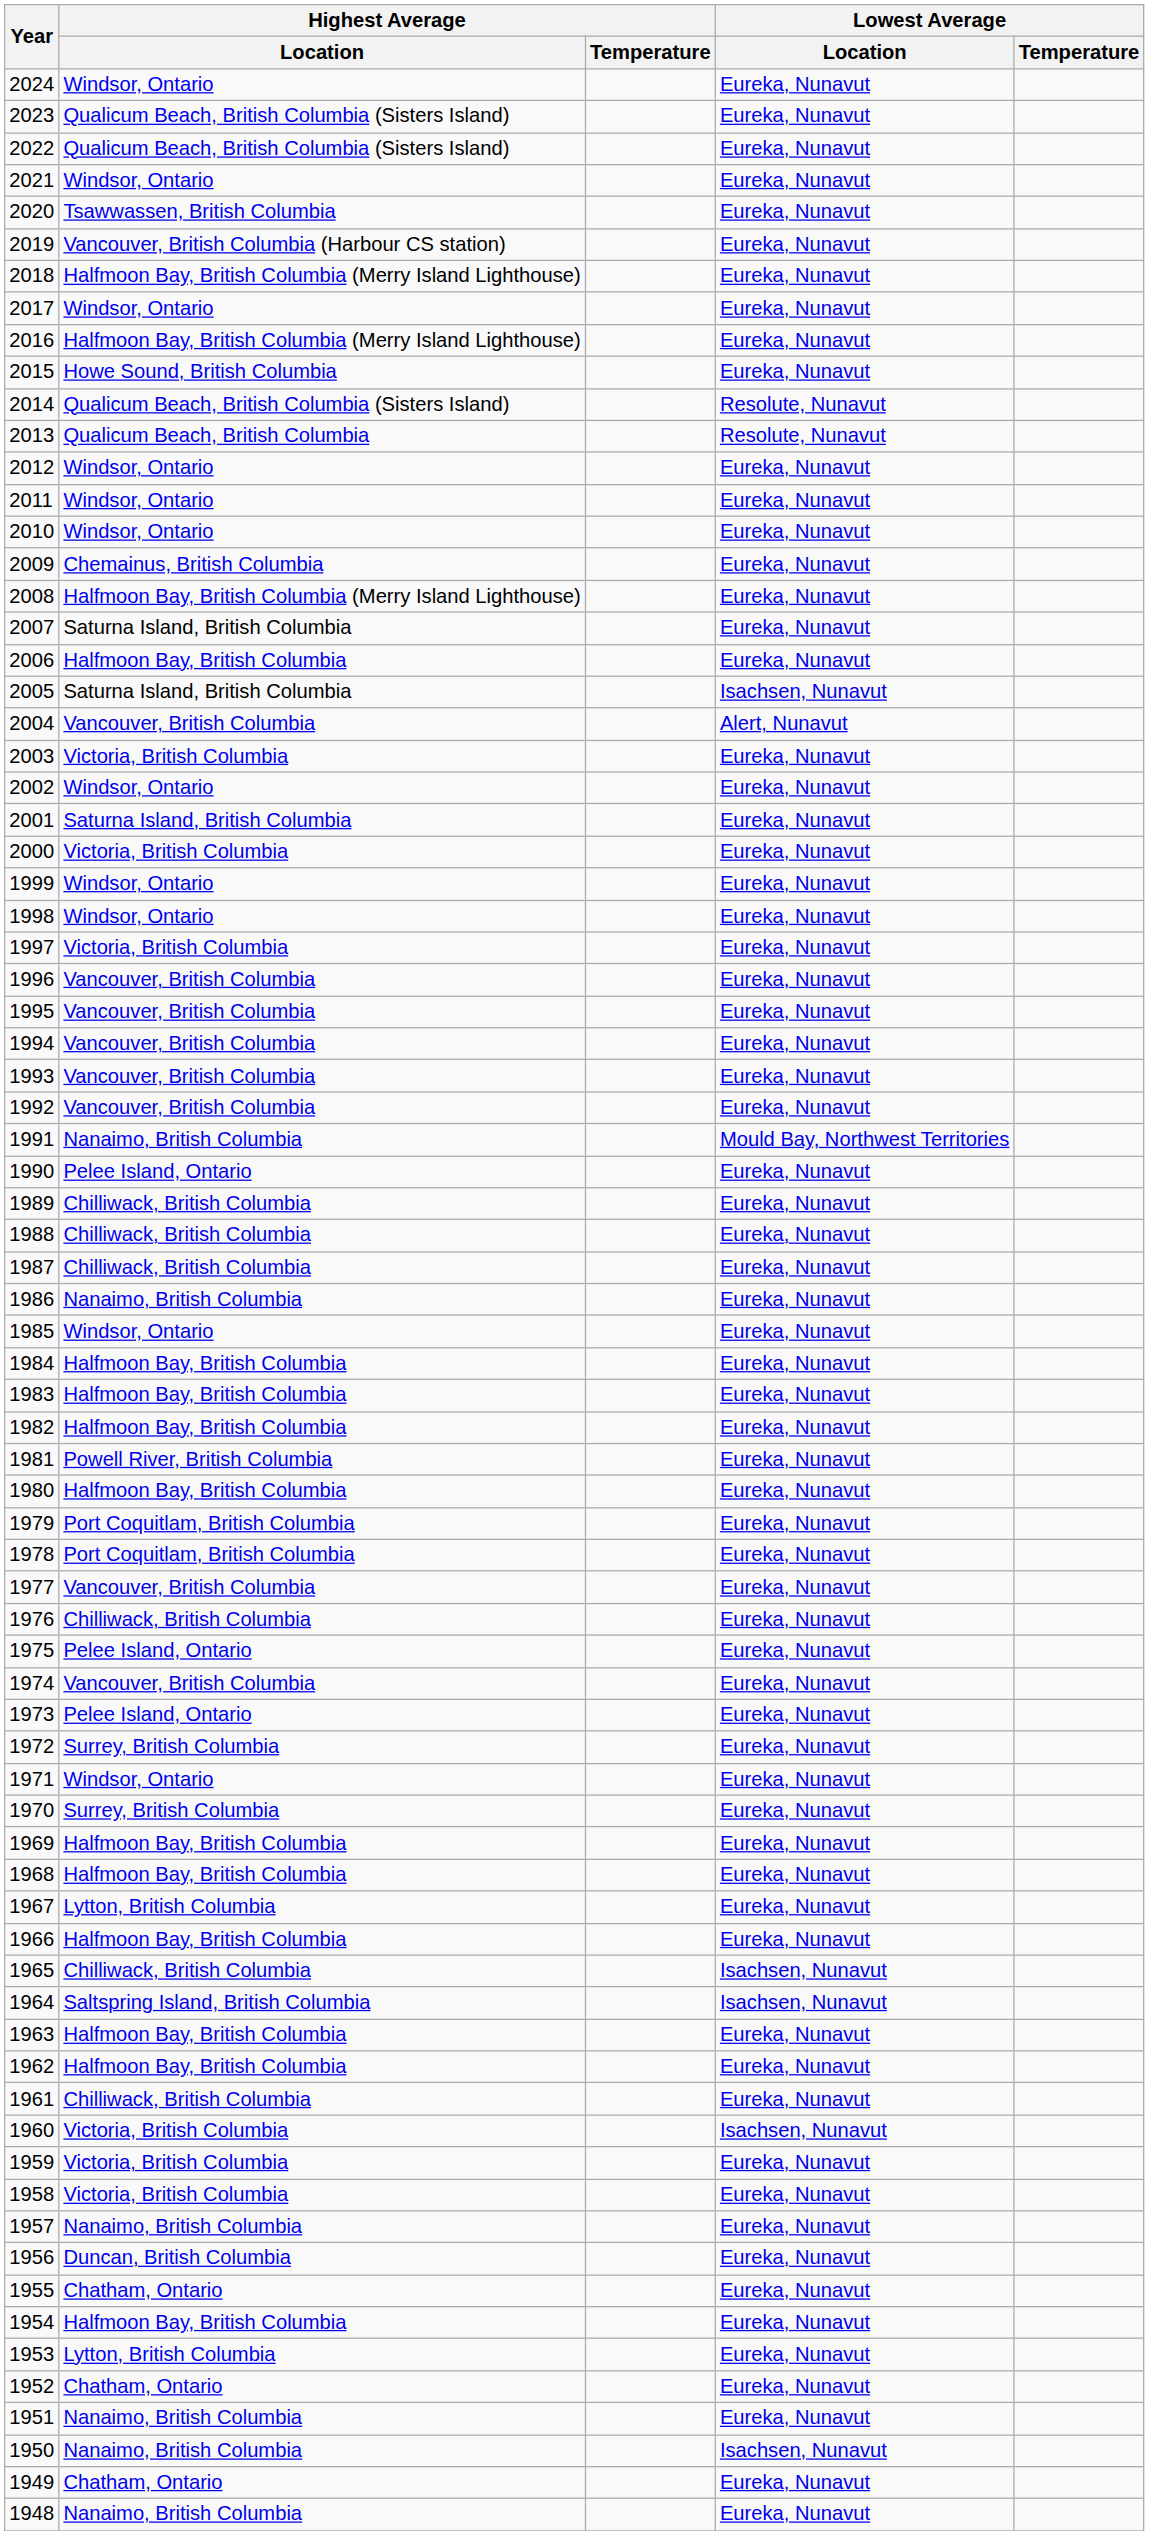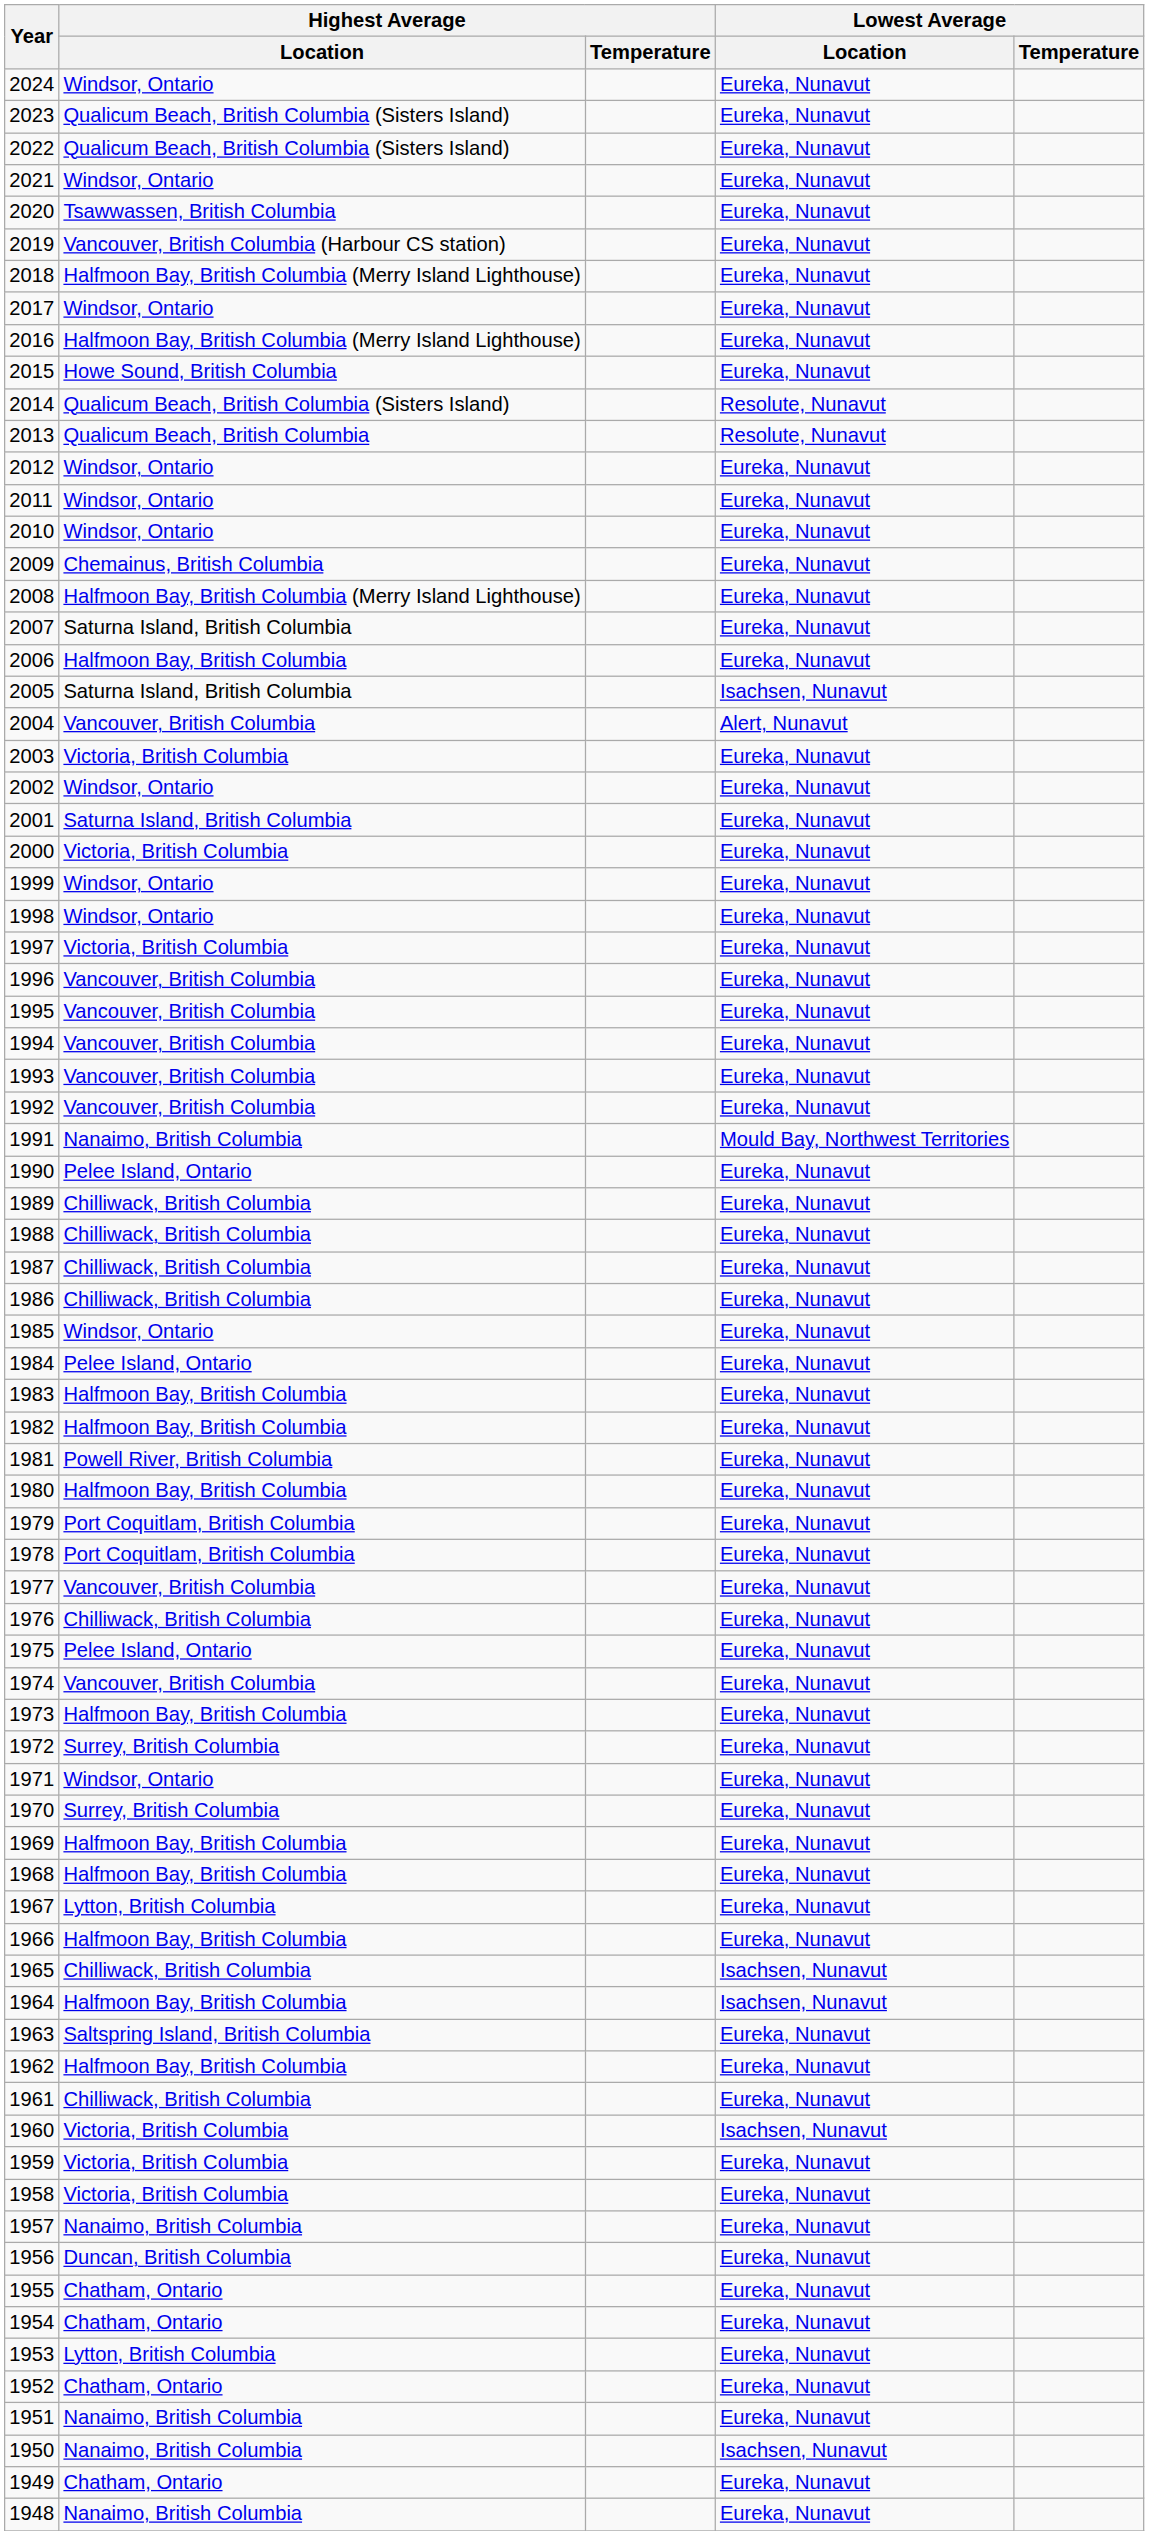(183, 1299) Nanaimo, British Columbia -> (187, 1299) Chilliwack, British Columbia
(205, 1363) Halfmoon Bay, British Columbia -> (158, 1363) Pelee Island, Ontario
(158, 1715) Pelee Island, Ontario -> (205, 1715) Halfmoon Bay, British Columbia
(217, 2002) Saltspring Island, British Columbia -> (205, 2002) Halfmoon Bay, British Columbia
(205, 2034) Halfmoon Bay, British Columbia -> (217, 2034) Saltspring Island, British Columbia
(205, 2322) Halfmoon Bay, British Columbia -> (143, 2322) Chatham, Ontario
